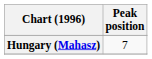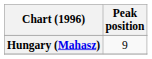(125, 44) 7 -> (125, 44) 9
